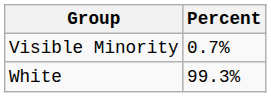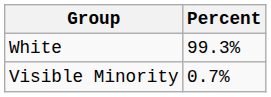rows swapped: (35, 77) <-> (94, 48)
